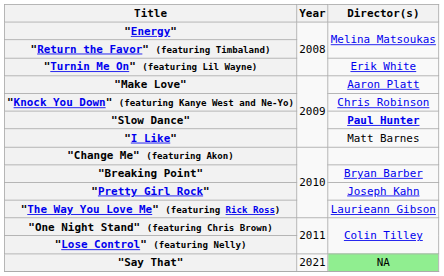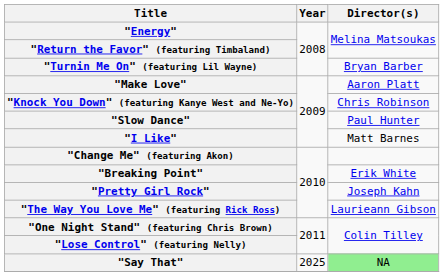(383, 67) Erik White -> (383, 67) Bryan Barber
(383, 120) bold -> (383, 120) normal
(383, 173) Bryan Barber -> (383, 173) Erik White
(312, 262) 2021 -> (312, 262) 2025
